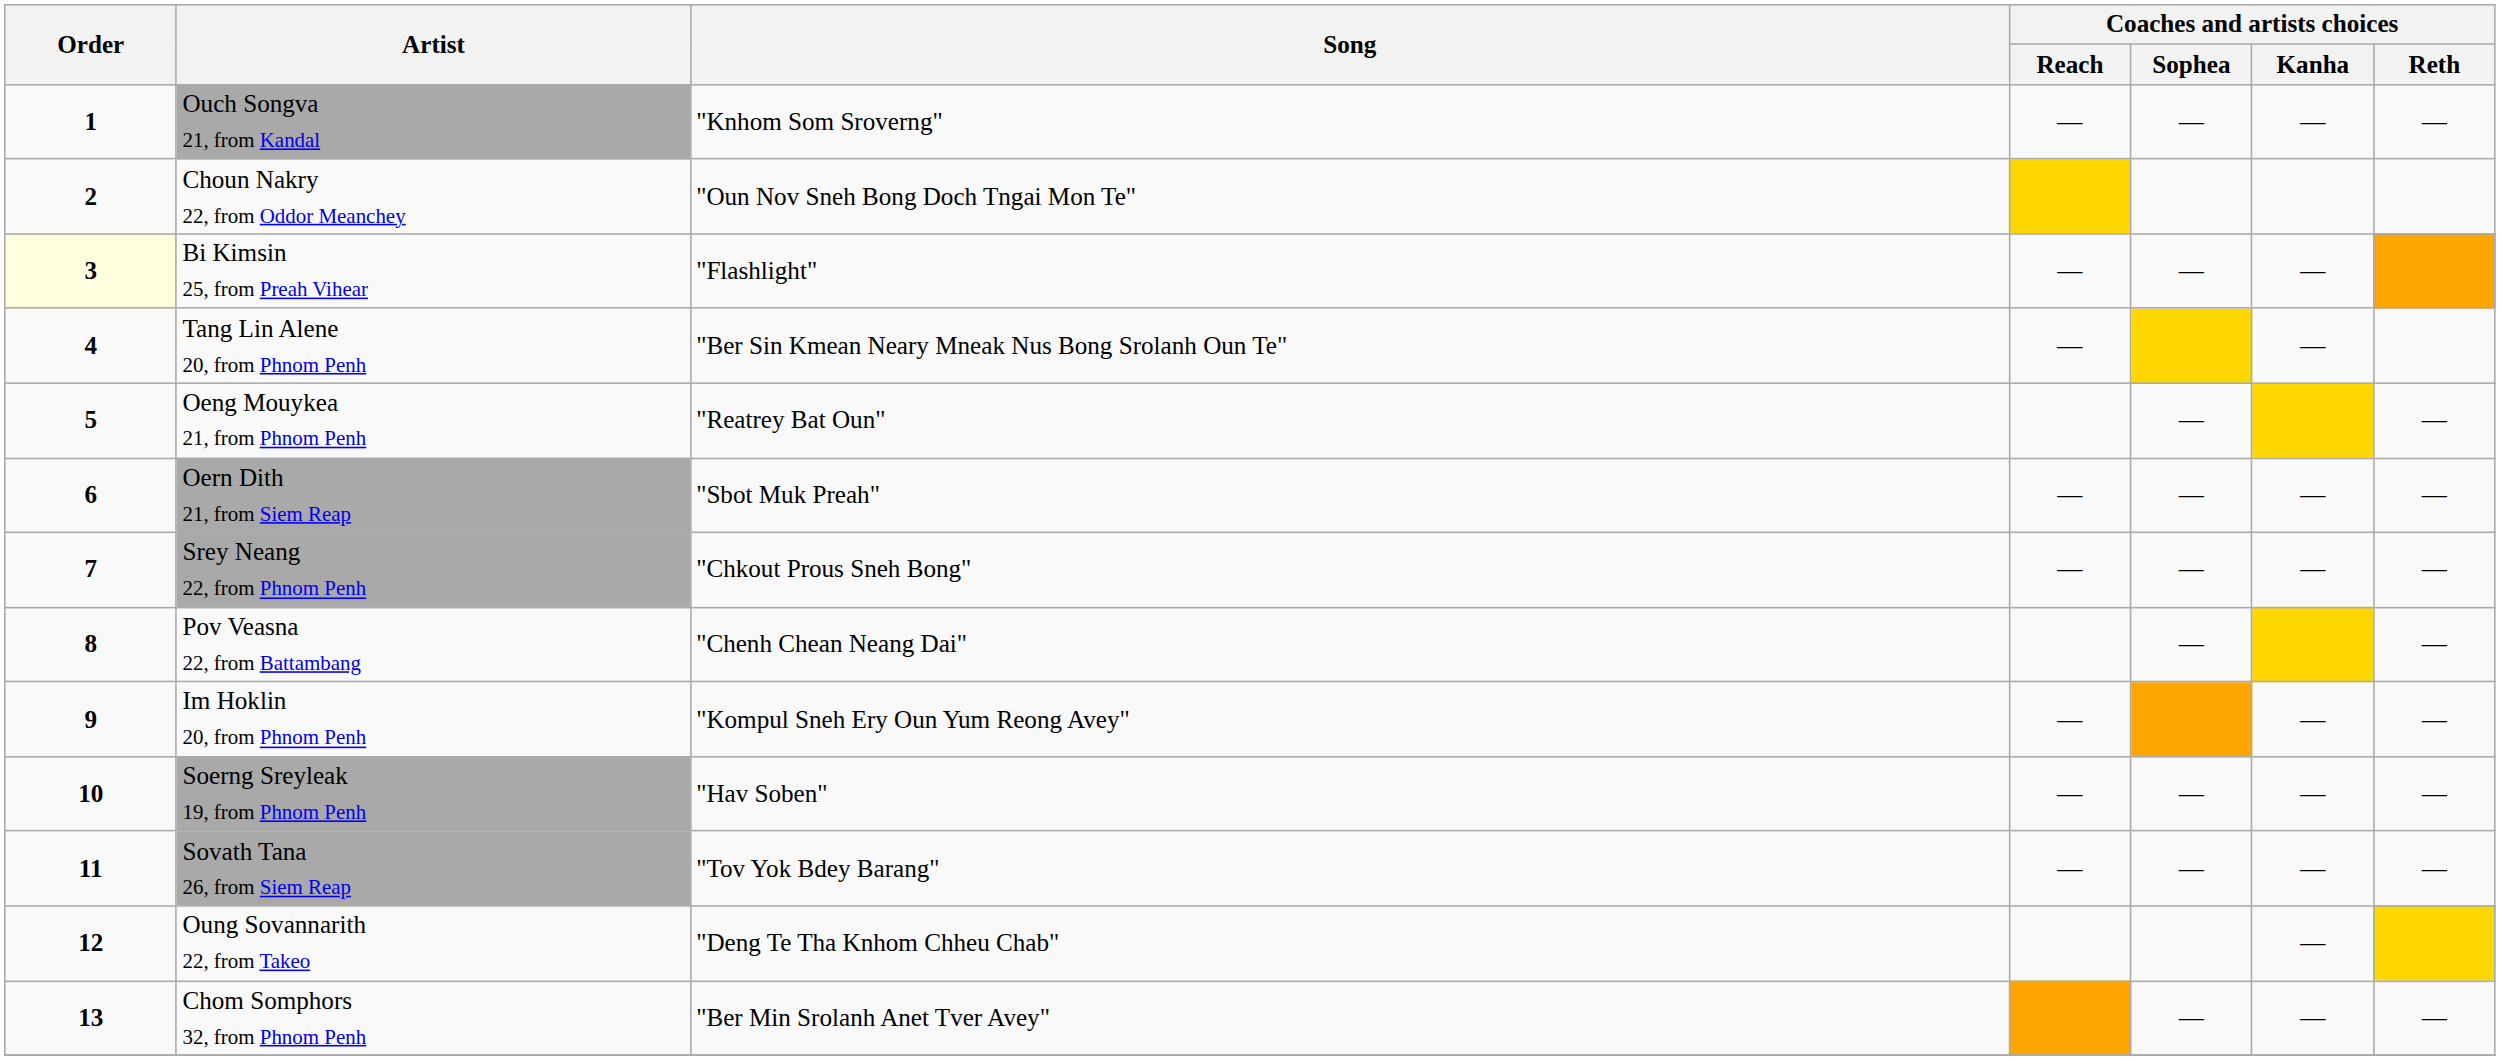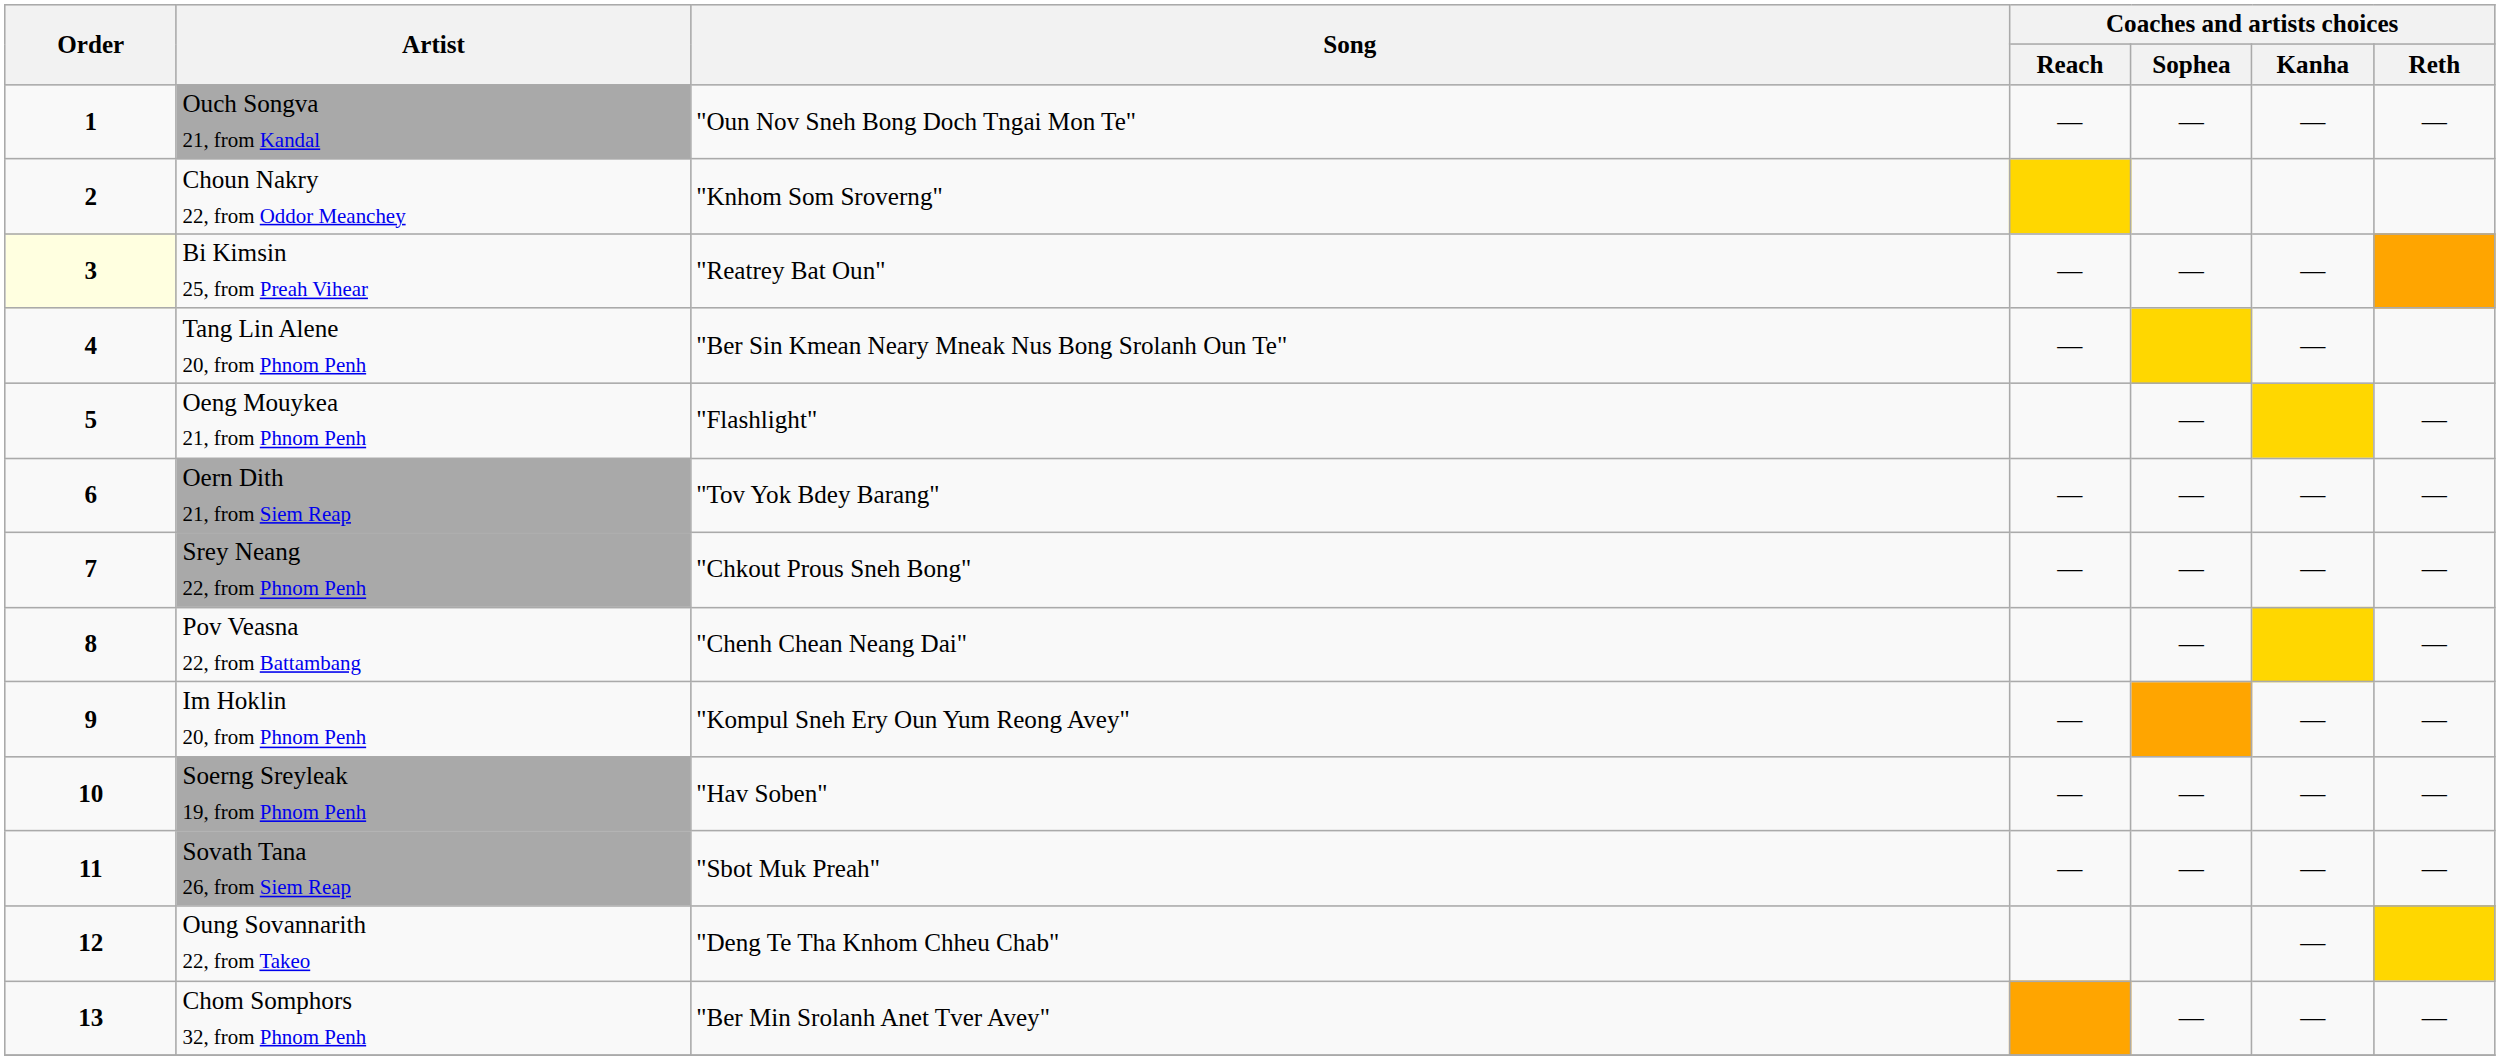(819, 121) "Knhom Som Sroverng" -> (916, 121) "Oun Nov Sneh Bong Doch Tngai Mon Te"
(916, 196) "Oun Nov Sneh Bong Doch Tngai Mon Te" -> (819, 196) "Knhom Som Sroverng"
(757, 270) "Flashlight" -> (791, 270) "Reatrey Bat Oun"
(791, 420) "Reatrey Bat Oun" -> (757, 420) "Flashlight"
(788, 494) "Sbot Muk Preah" -> (818, 494) "Tov Yok Bdey Barang"
(818, 868) "Tov Yok Bdey Barang" -> (788, 868) "Sbot Muk Preah"
